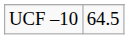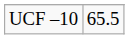(103, 19) 64.5 -> (103, 19) 65.5
